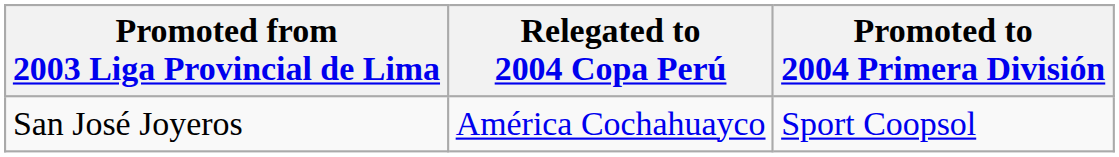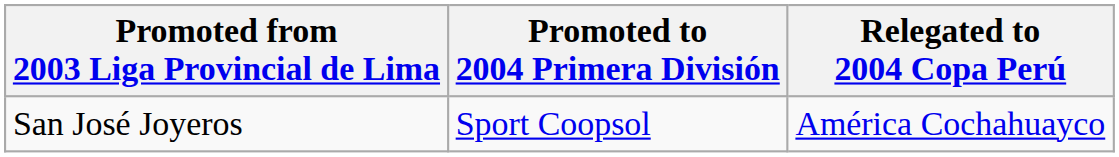columns swapped: (943, 50) <-> (611, 50)
